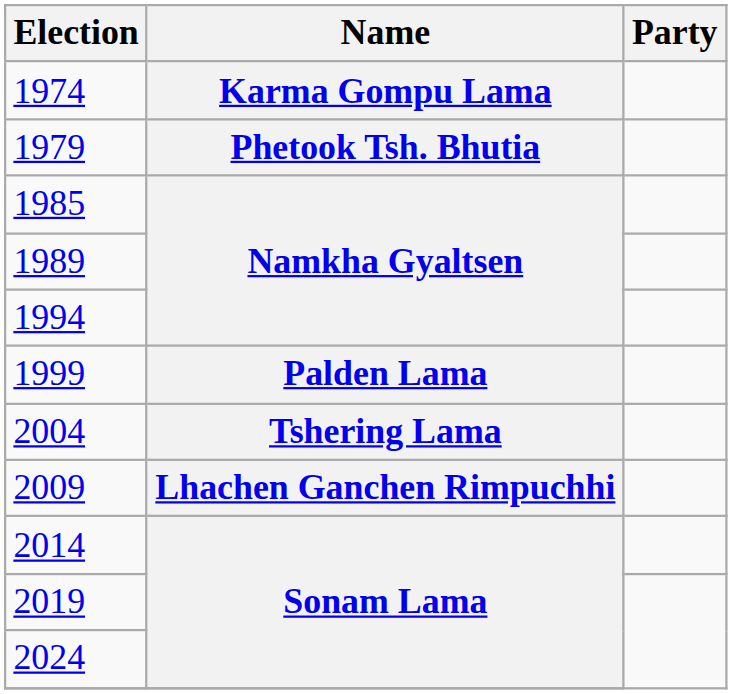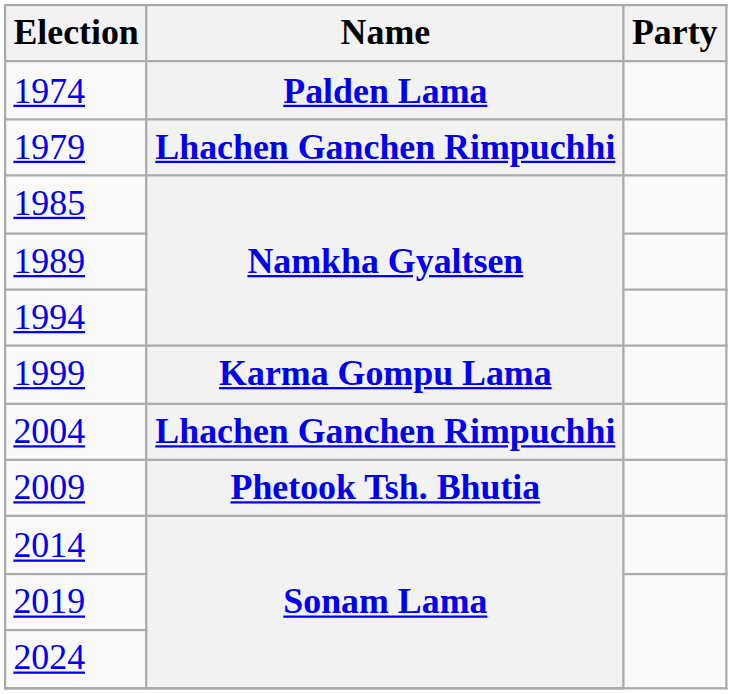(385, 89) Karma Gompu Lama -> (385, 89) Palden Lama
(385, 146) Phetook Tsh. Bhutia -> (385, 146) Lhachen Ganchen Rimpuchhi
(385, 373) Palden Lama -> (385, 373) Karma Gompu Lama
(385, 430) Tshering Lama -> (385, 430) Lhachen Ganchen Rimpuchhi
(385, 487) Lhachen Ganchen Rimpuchhi -> (385, 487) Phetook Tsh. Bhutia
